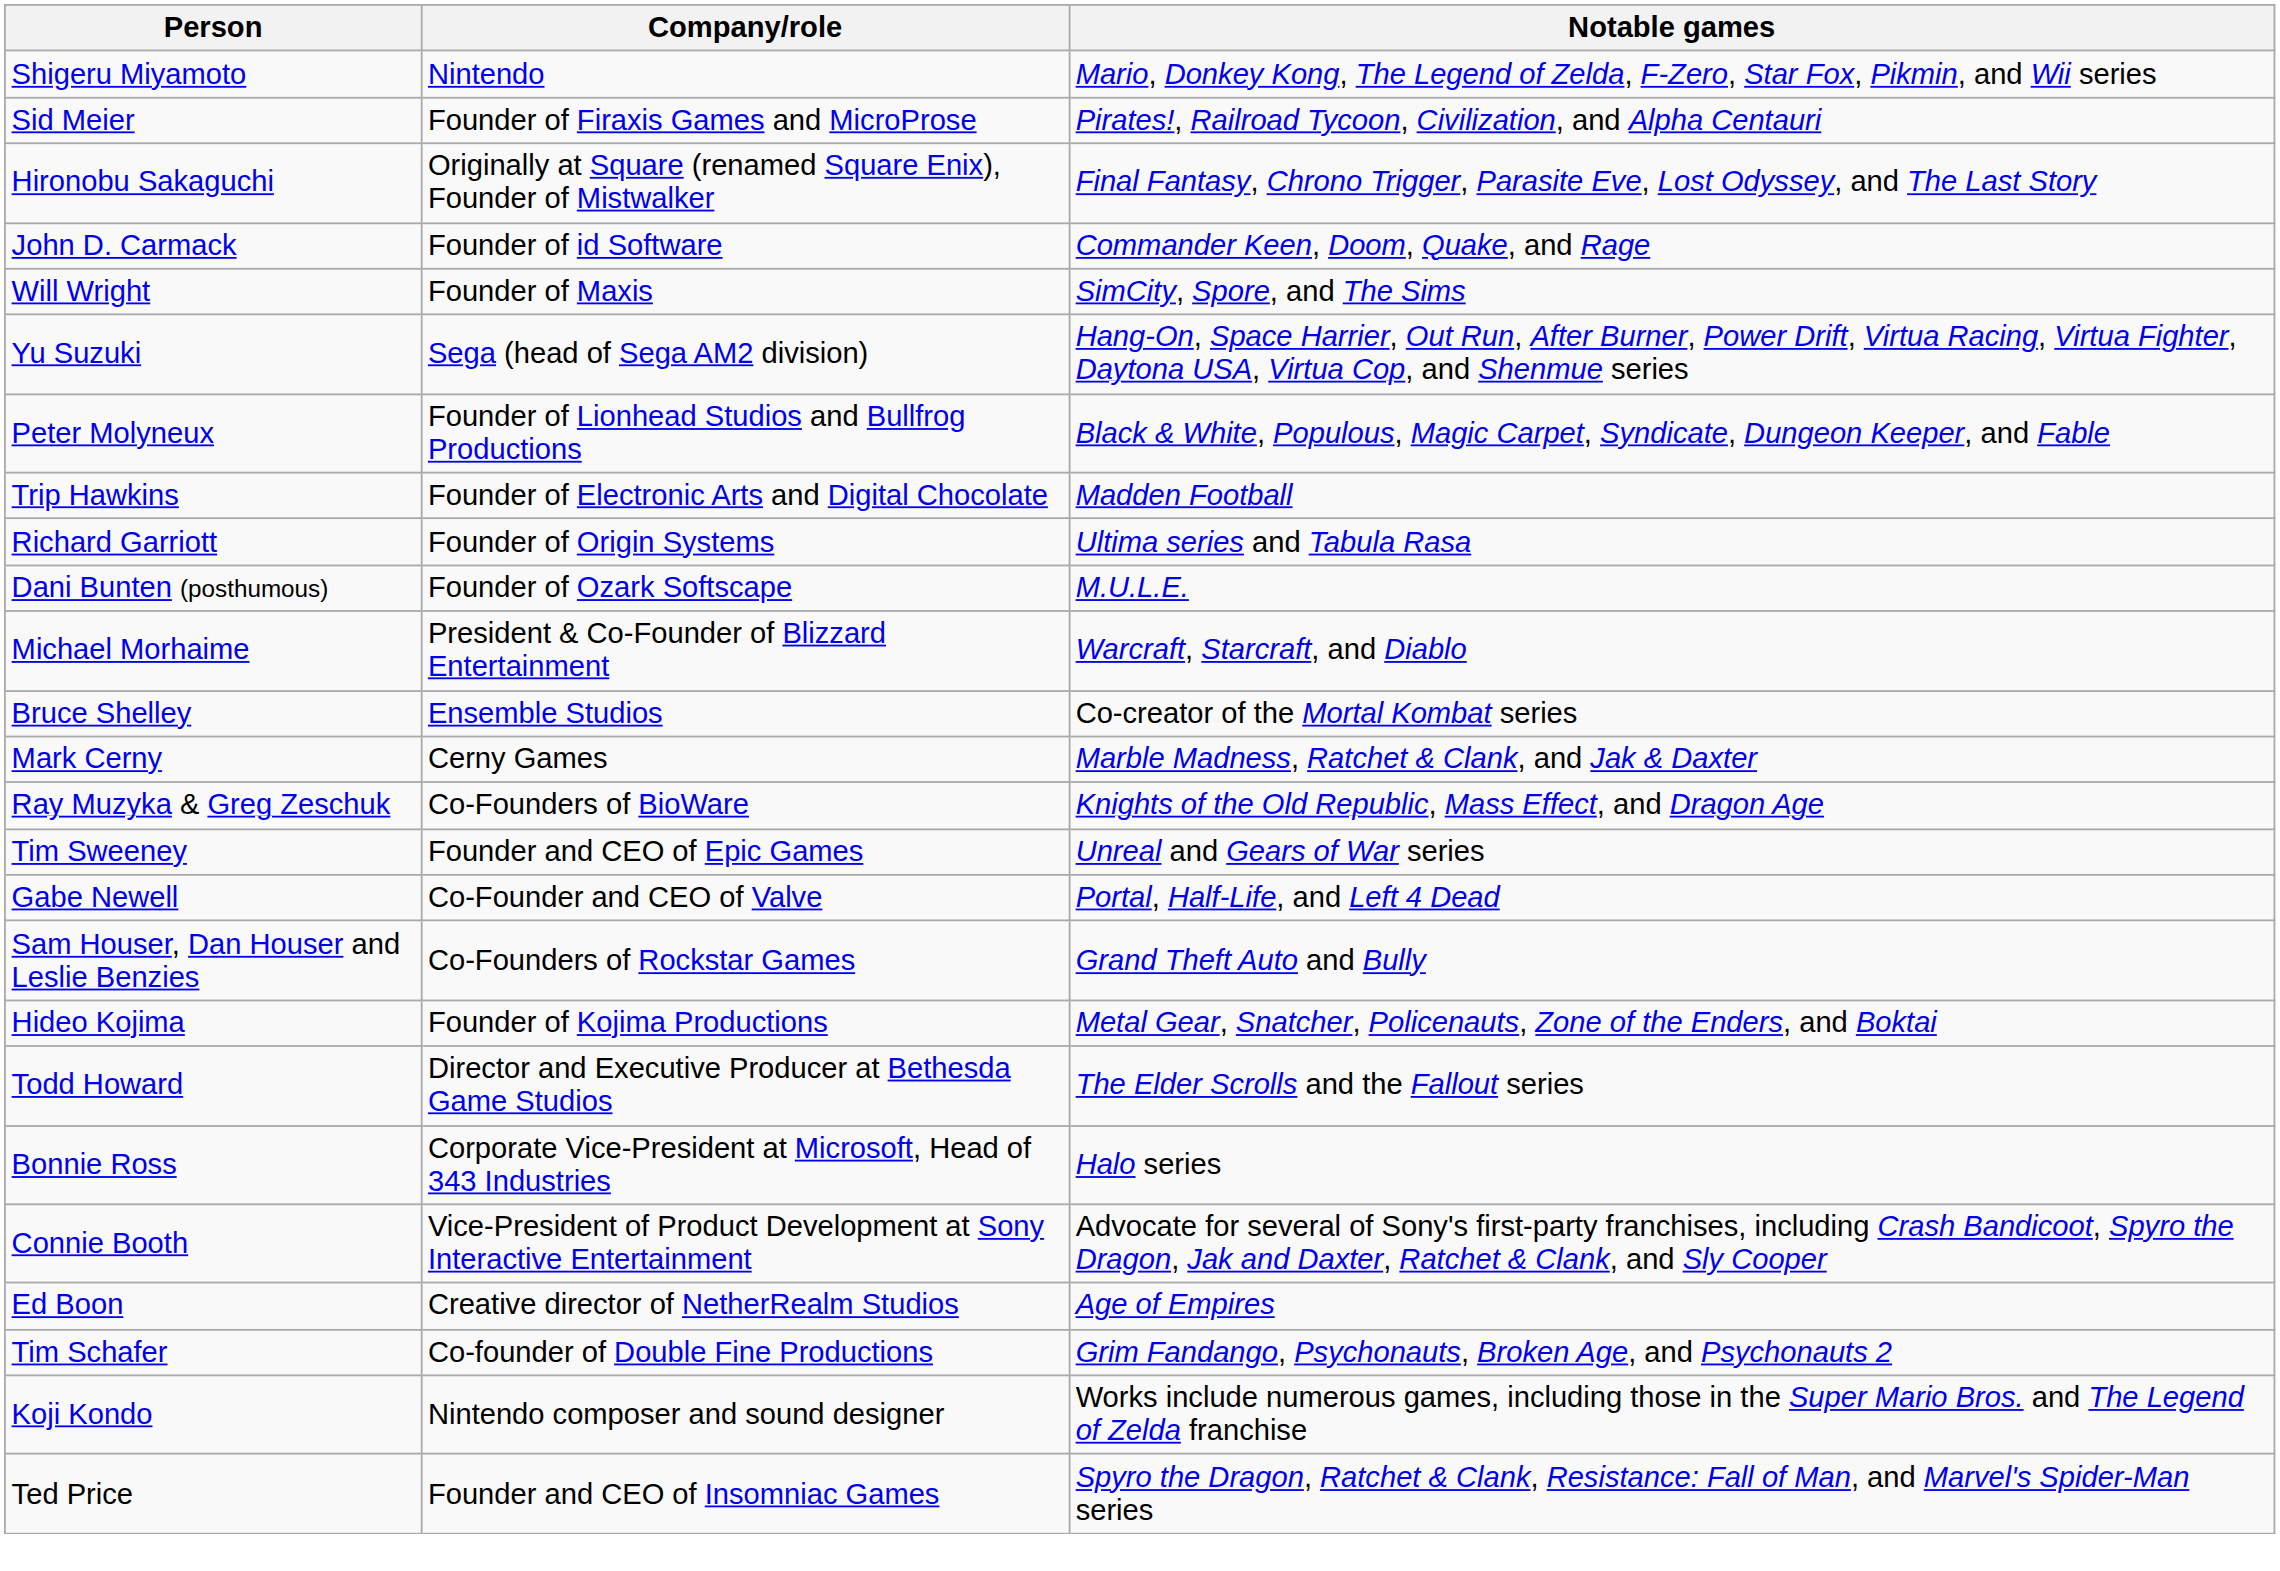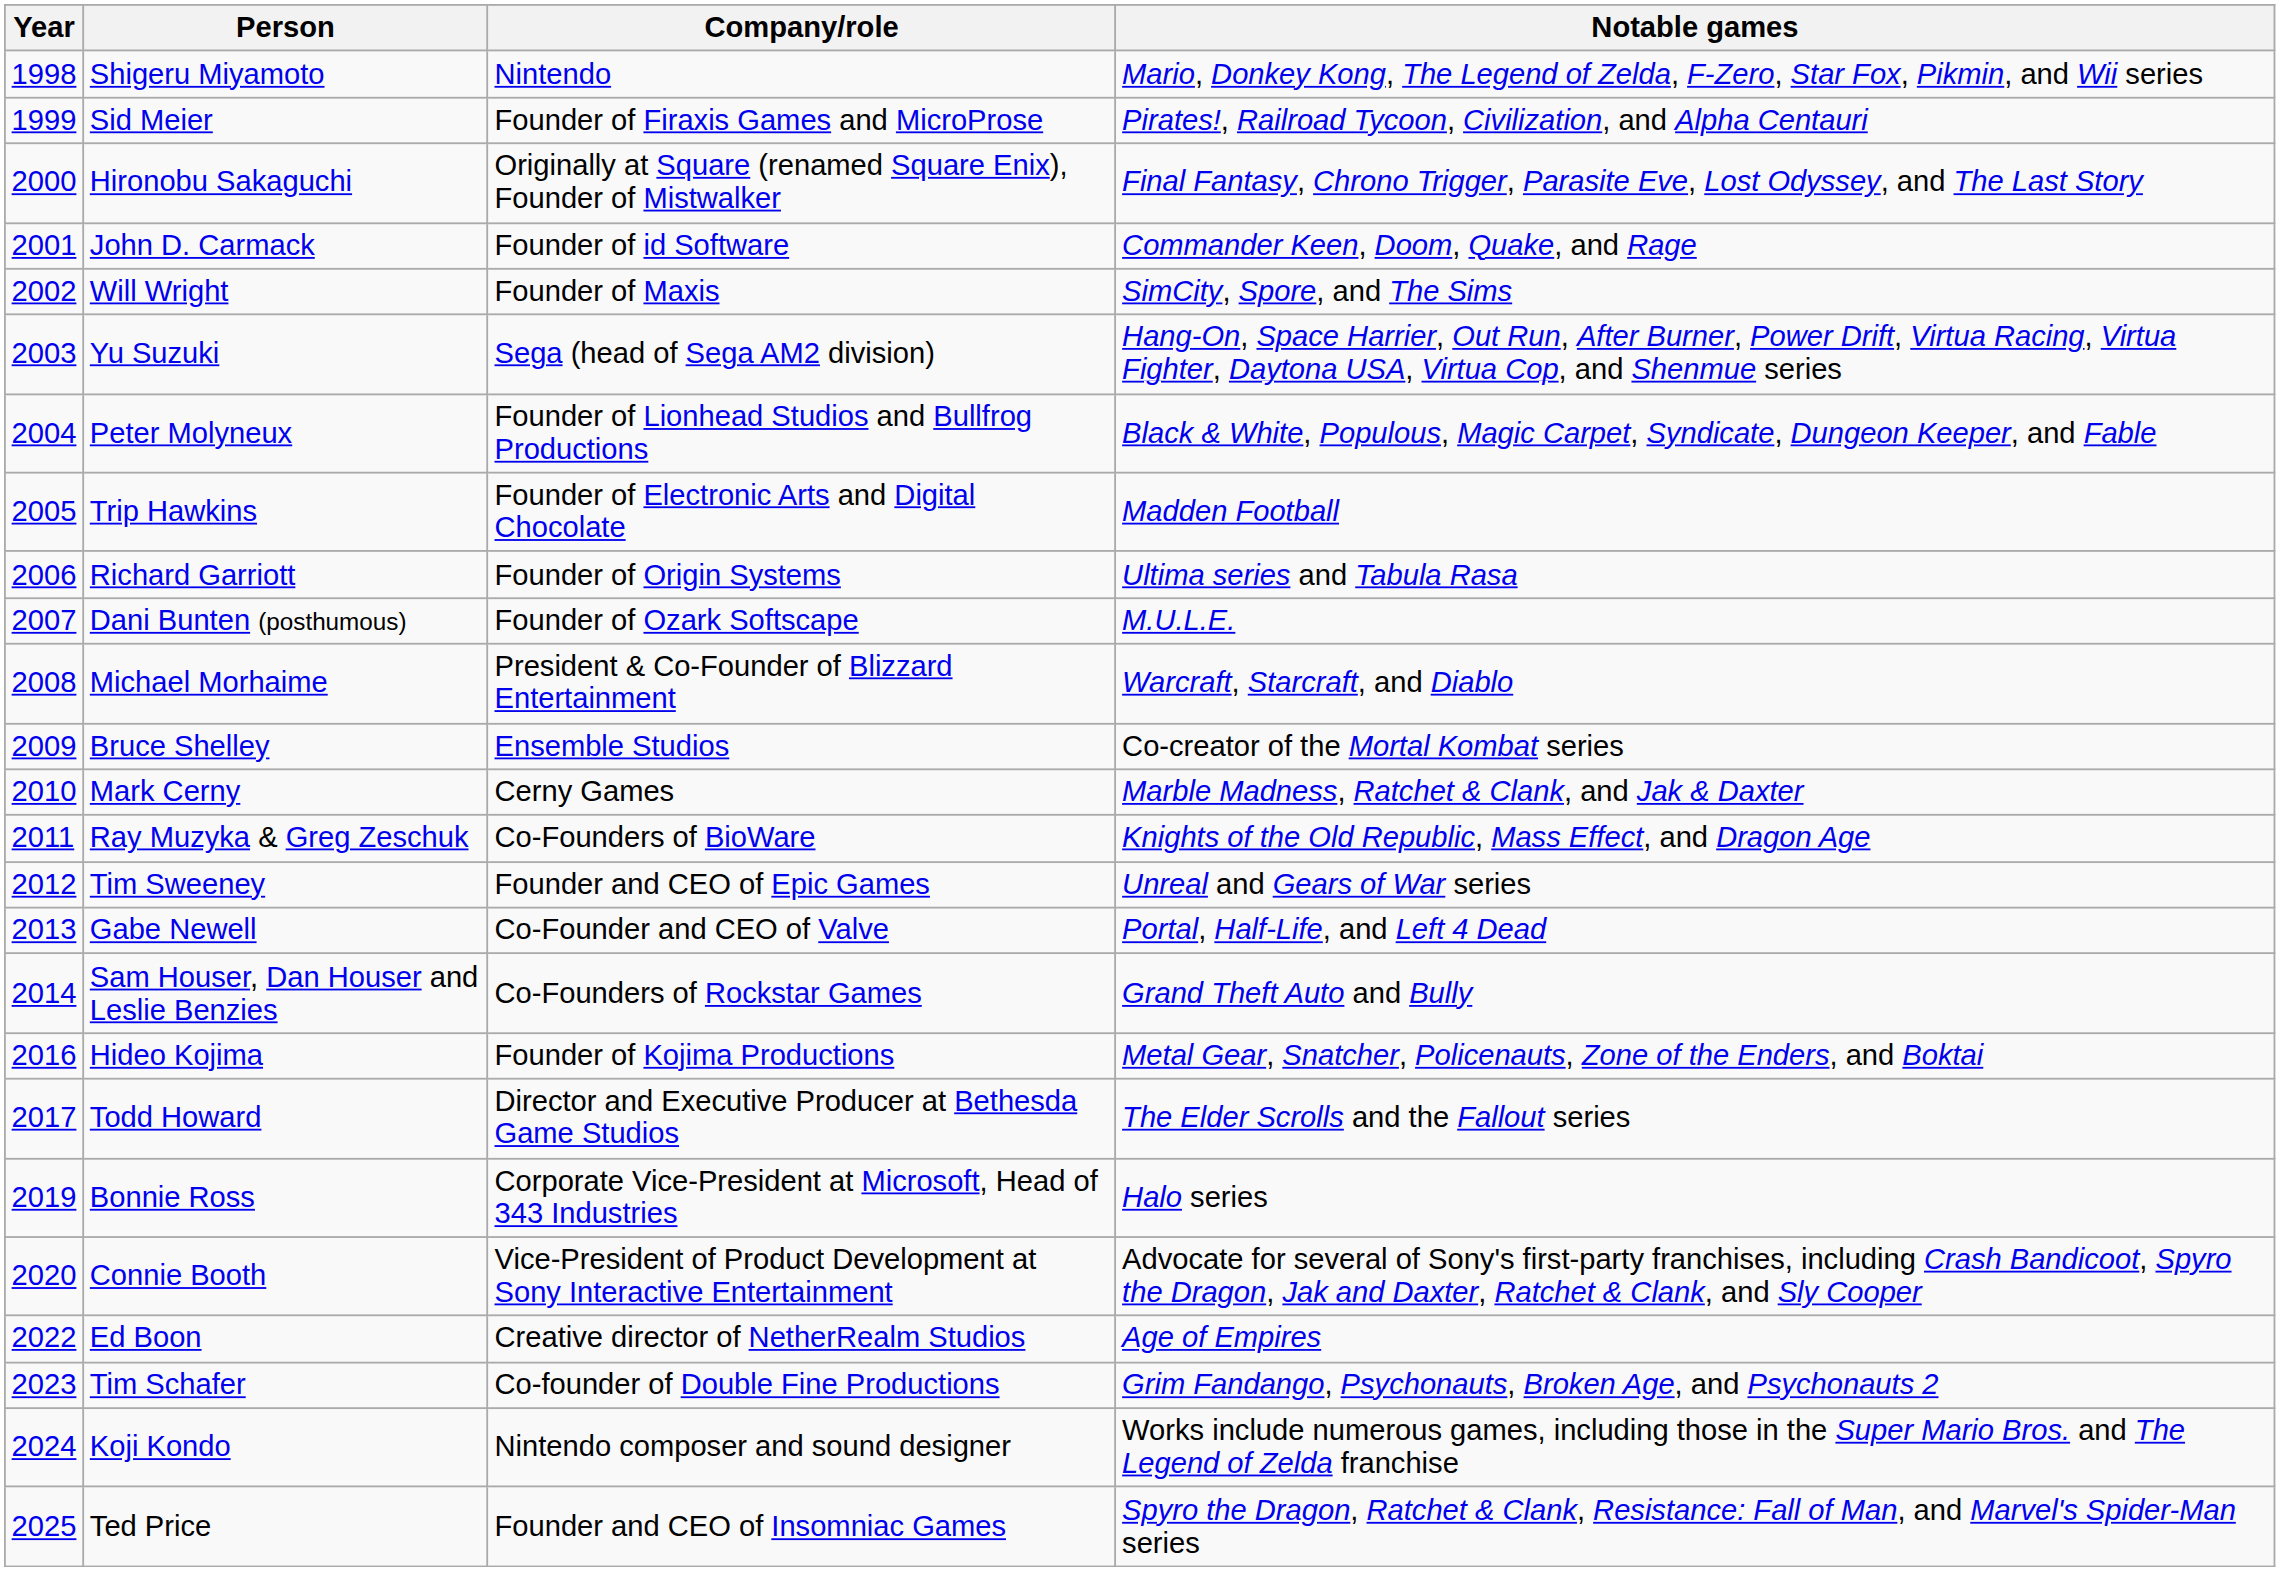+ column: (44, 27)
